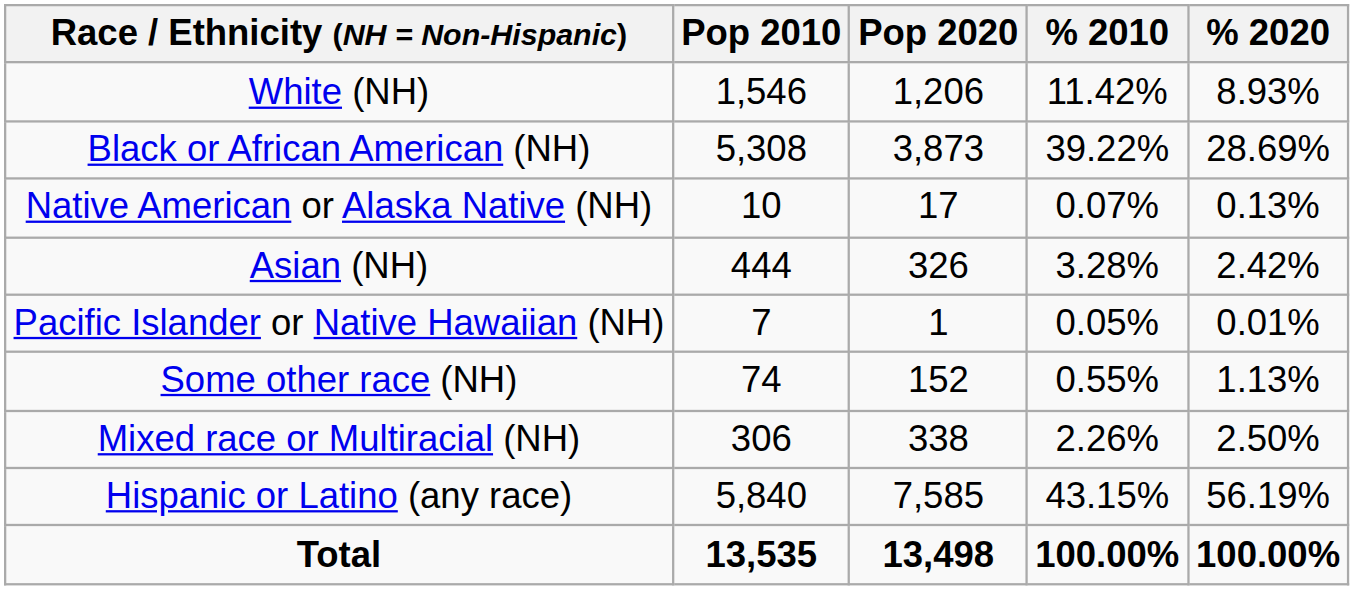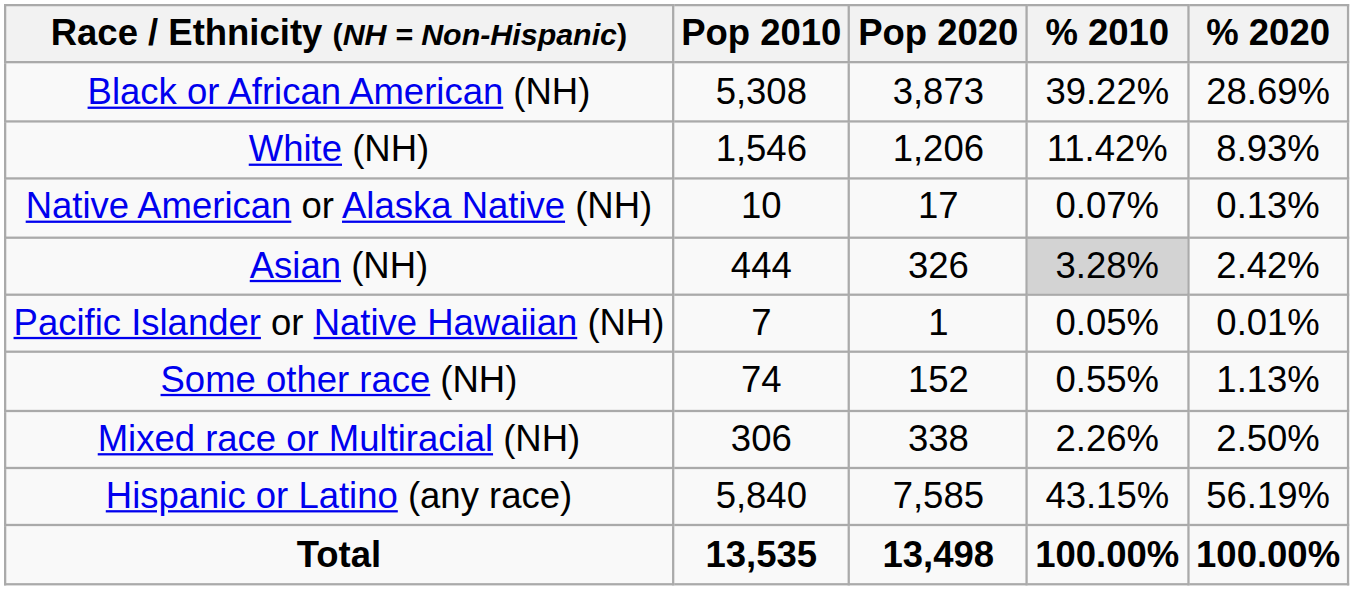rows swapped: (339, 91) <-> (339, 149)
(1107, 264) no background -> (1107, 264) lightgrey background
